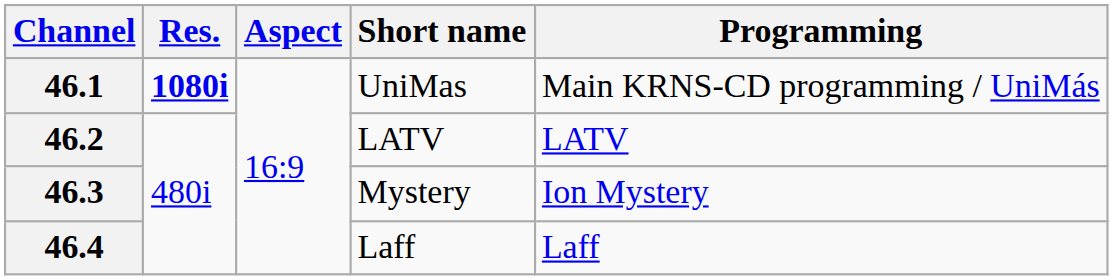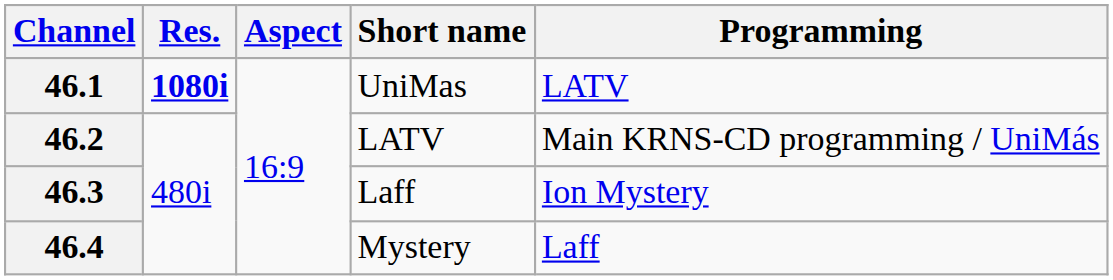(821, 85) Main KRNS-CD programming / UniMás -> (585, 85) LATV
(585, 138) LATV -> (821, 138) Main KRNS-CD programming / UniMás
(414, 192) Mystery -> (386, 192) Laff
(386, 246) Laff -> (414, 246) Mystery
